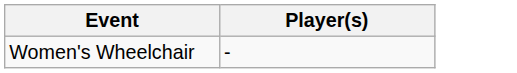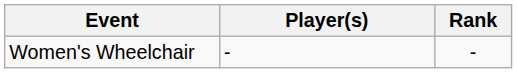+ column: (473, 21)
